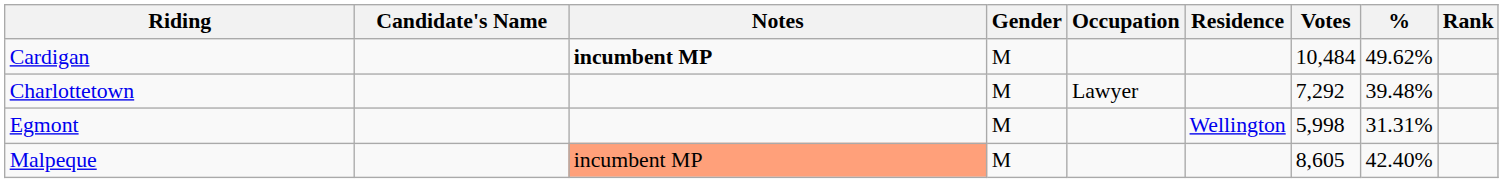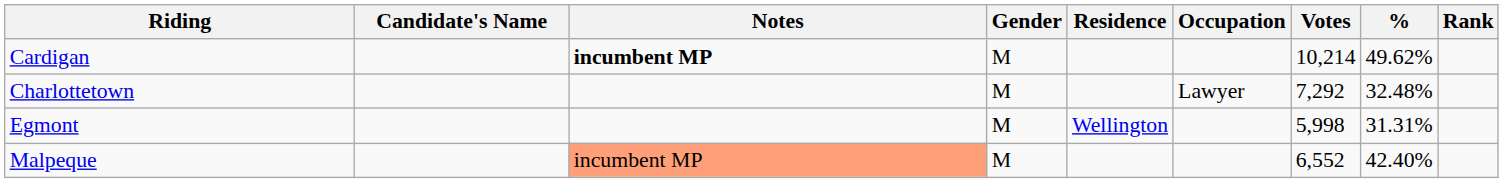columns swapped: (1238, 21) <-> (1126, 21)
(1326, 56) 10,484 -> (1326, 56) 10,214
(1399, 90) 39.48% -> (1399, 90) 32.48%
(1320, 159) 8,605 -> (1320, 159) 6,552
